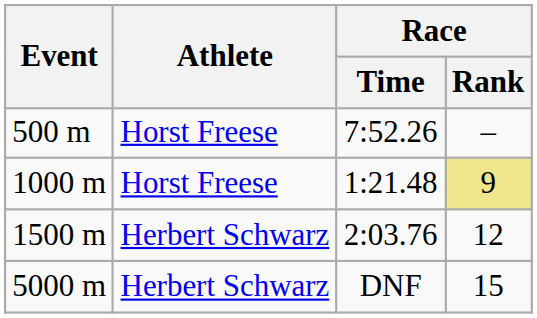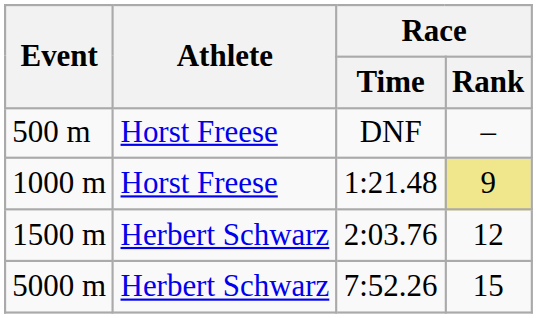(391, 132) 7:52.26 -> (391, 132) DNF
(391, 285) DNF -> (391, 285) 7:52.26
